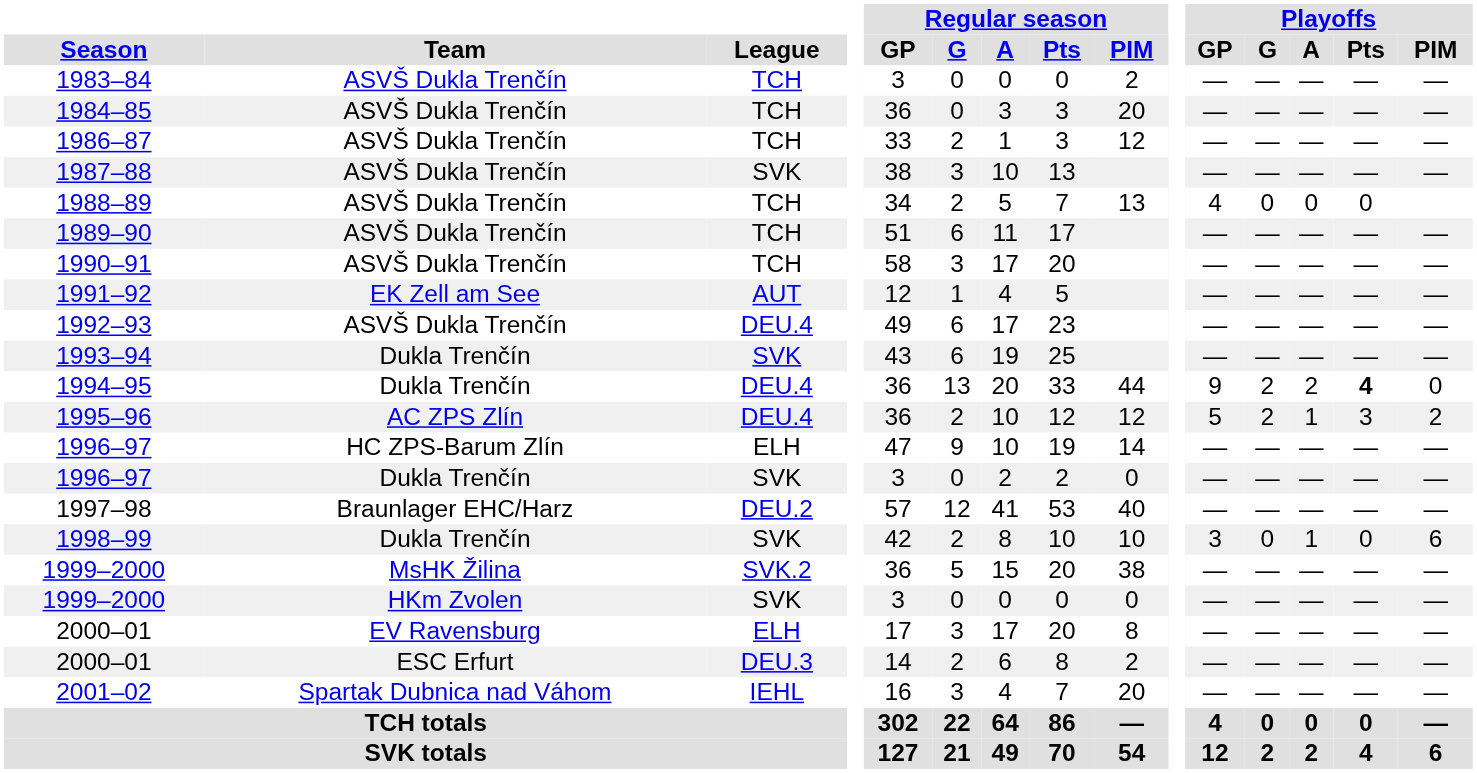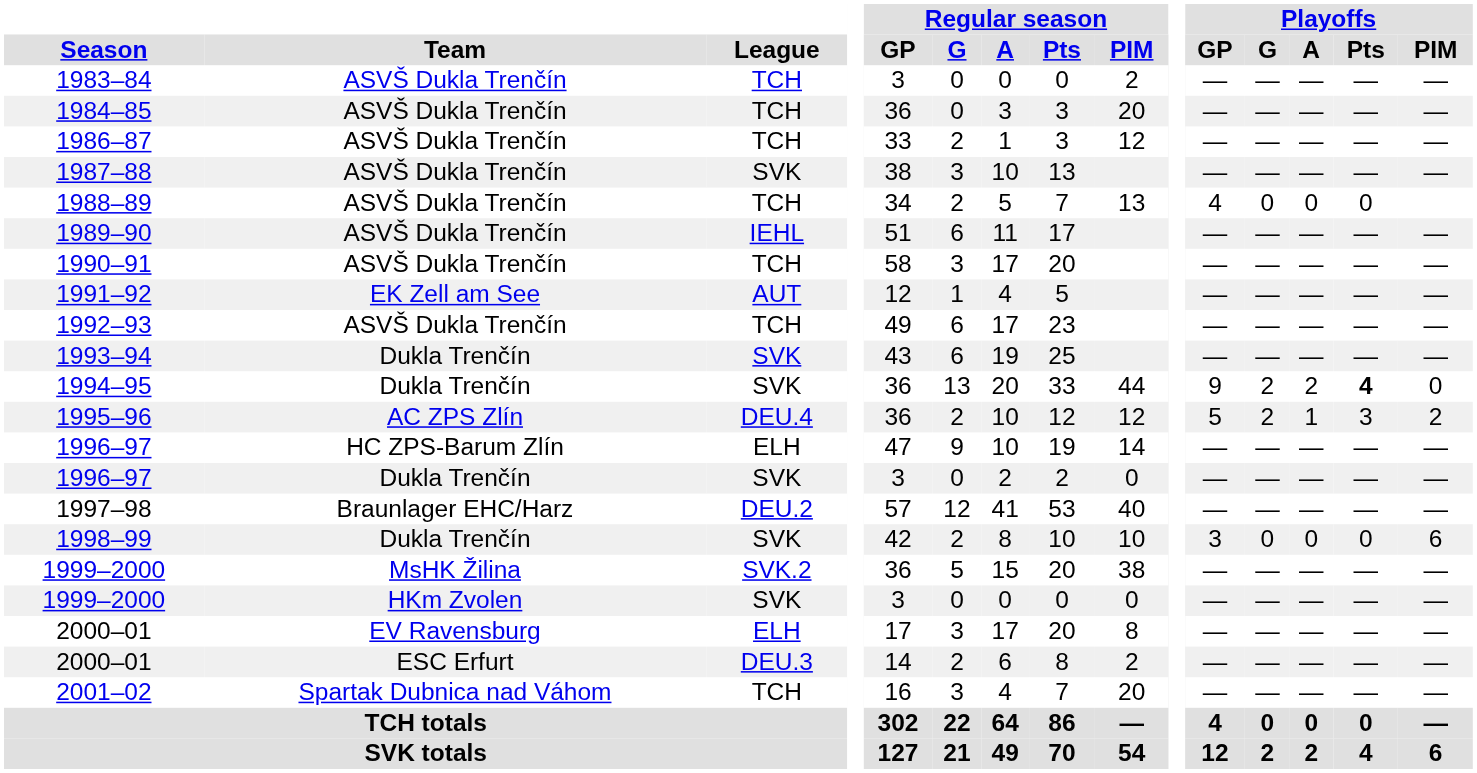(777, 233) TCH -> (777, 233) IEHL
(777, 325) DEU.4 -> (777, 325) TCH
(777, 386) DEU.4 -> (777, 386) SVK
(1311, 539) 1 -> (1311, 539) 0
(777, 692) IEHL -> (777, 692) TCH
